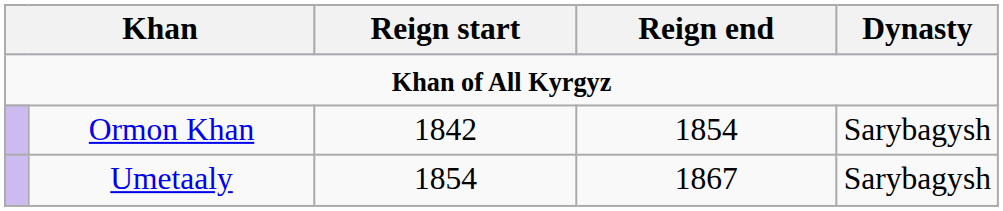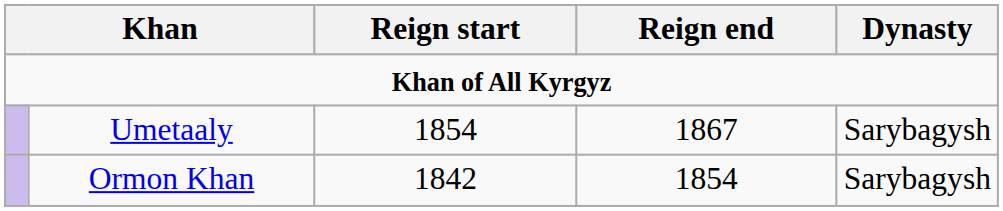rows swapped: (172, 129) <-> (172, 179)
